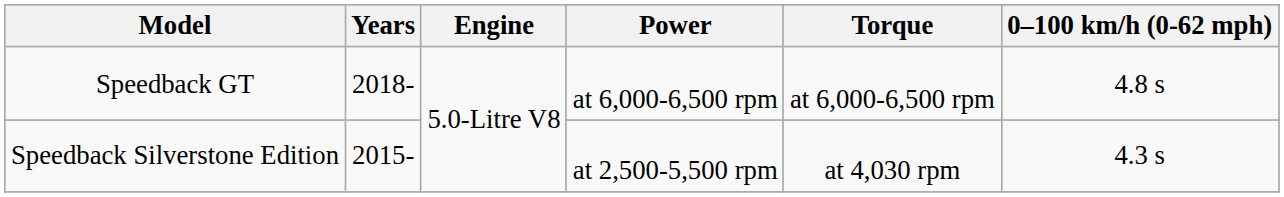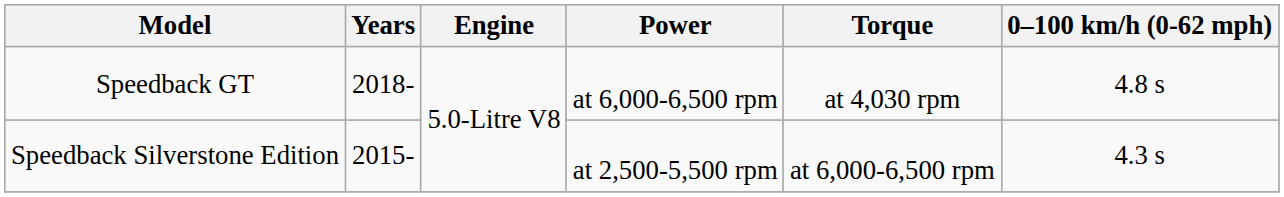(892, 98) at 6,000-6,500 rpm -> (892, 98) at 4,030 rpm
(892, 170) at 4,030 rpm -> (892, 170) at 6,000-6,500 rpm
